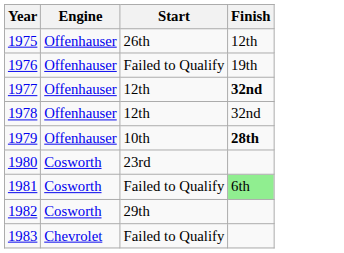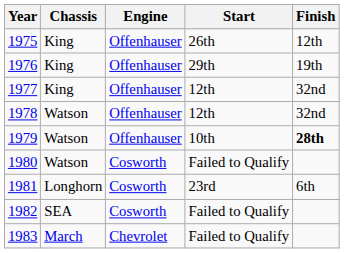+ column: (73, 16)
(174, 65) Failed to Qualify -> (202, 65) 29th
(247, 89) bold -> (311, 89) normal
(137, 162) 23rd -> (239, 162) Failed to Qualify
(174, 187) Failed to Qualify -> (202, 187) 23rd
(241, 187) lightgreen background -> (305, 187) no background
(137, 211) 29th -> (239, 211) Failed to Qualify
